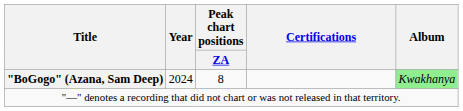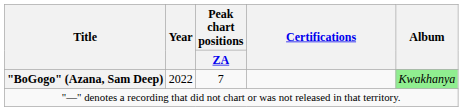(181, 79) 2024 -> (181, 79) 2022
(221, 79) 8 -> (221, 79) 7
